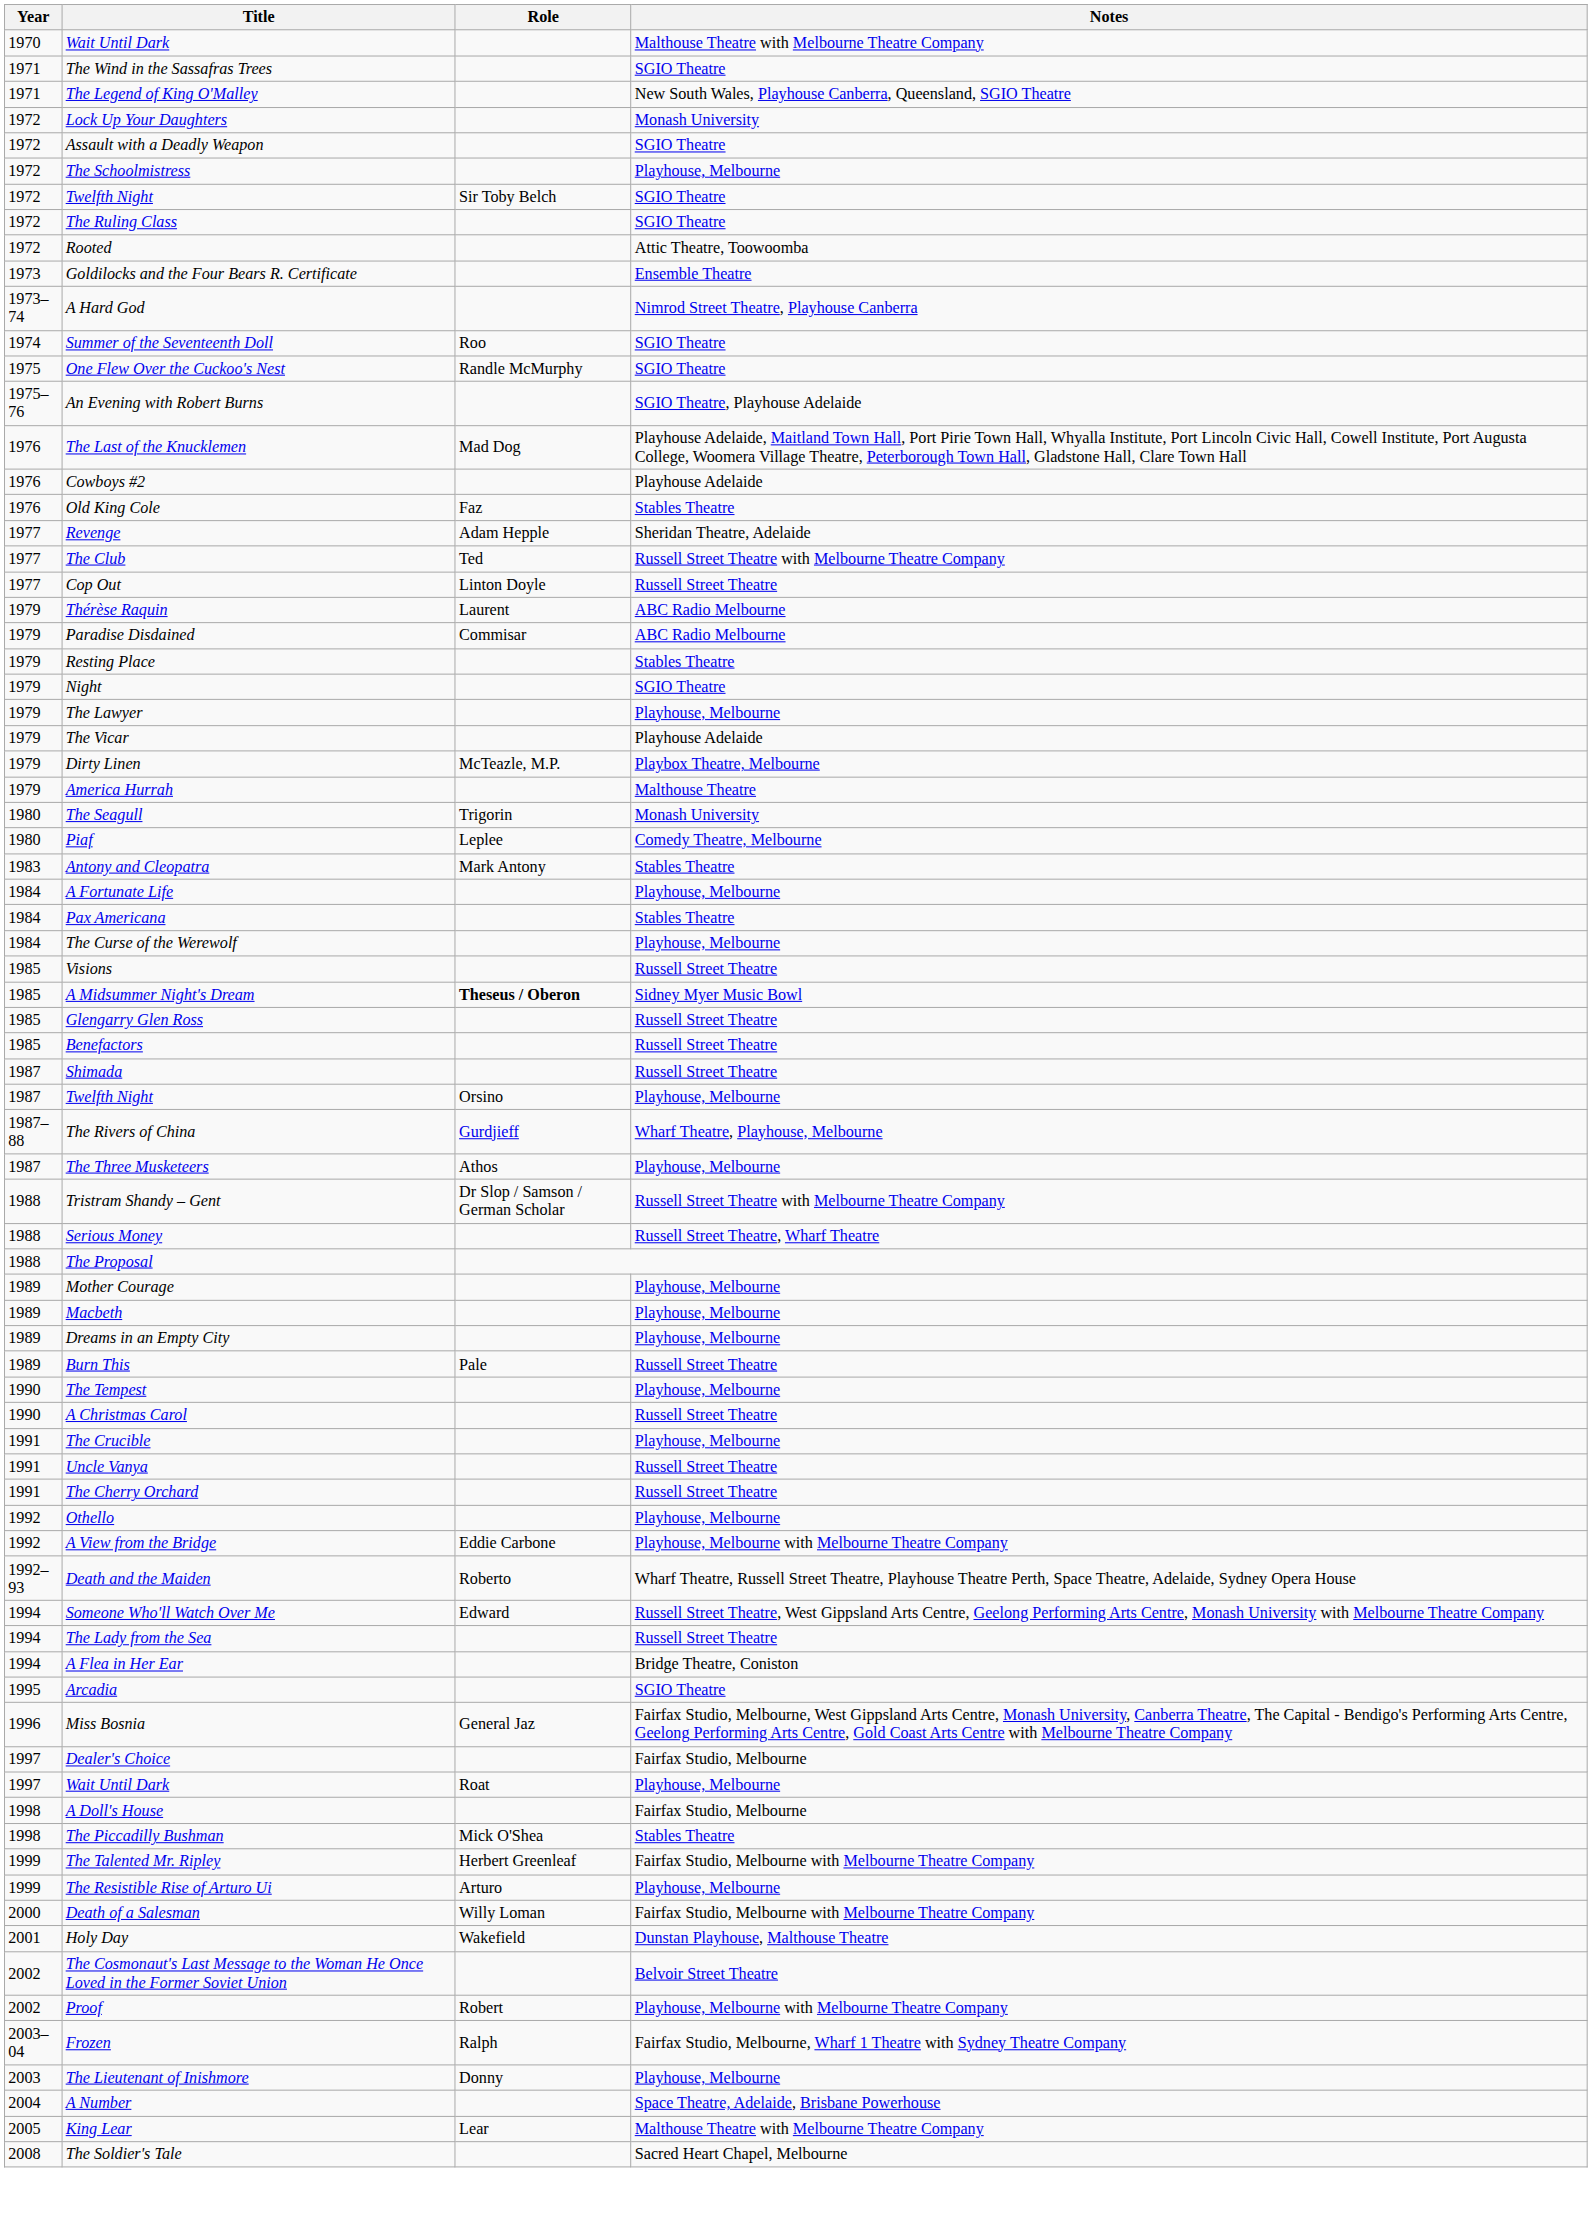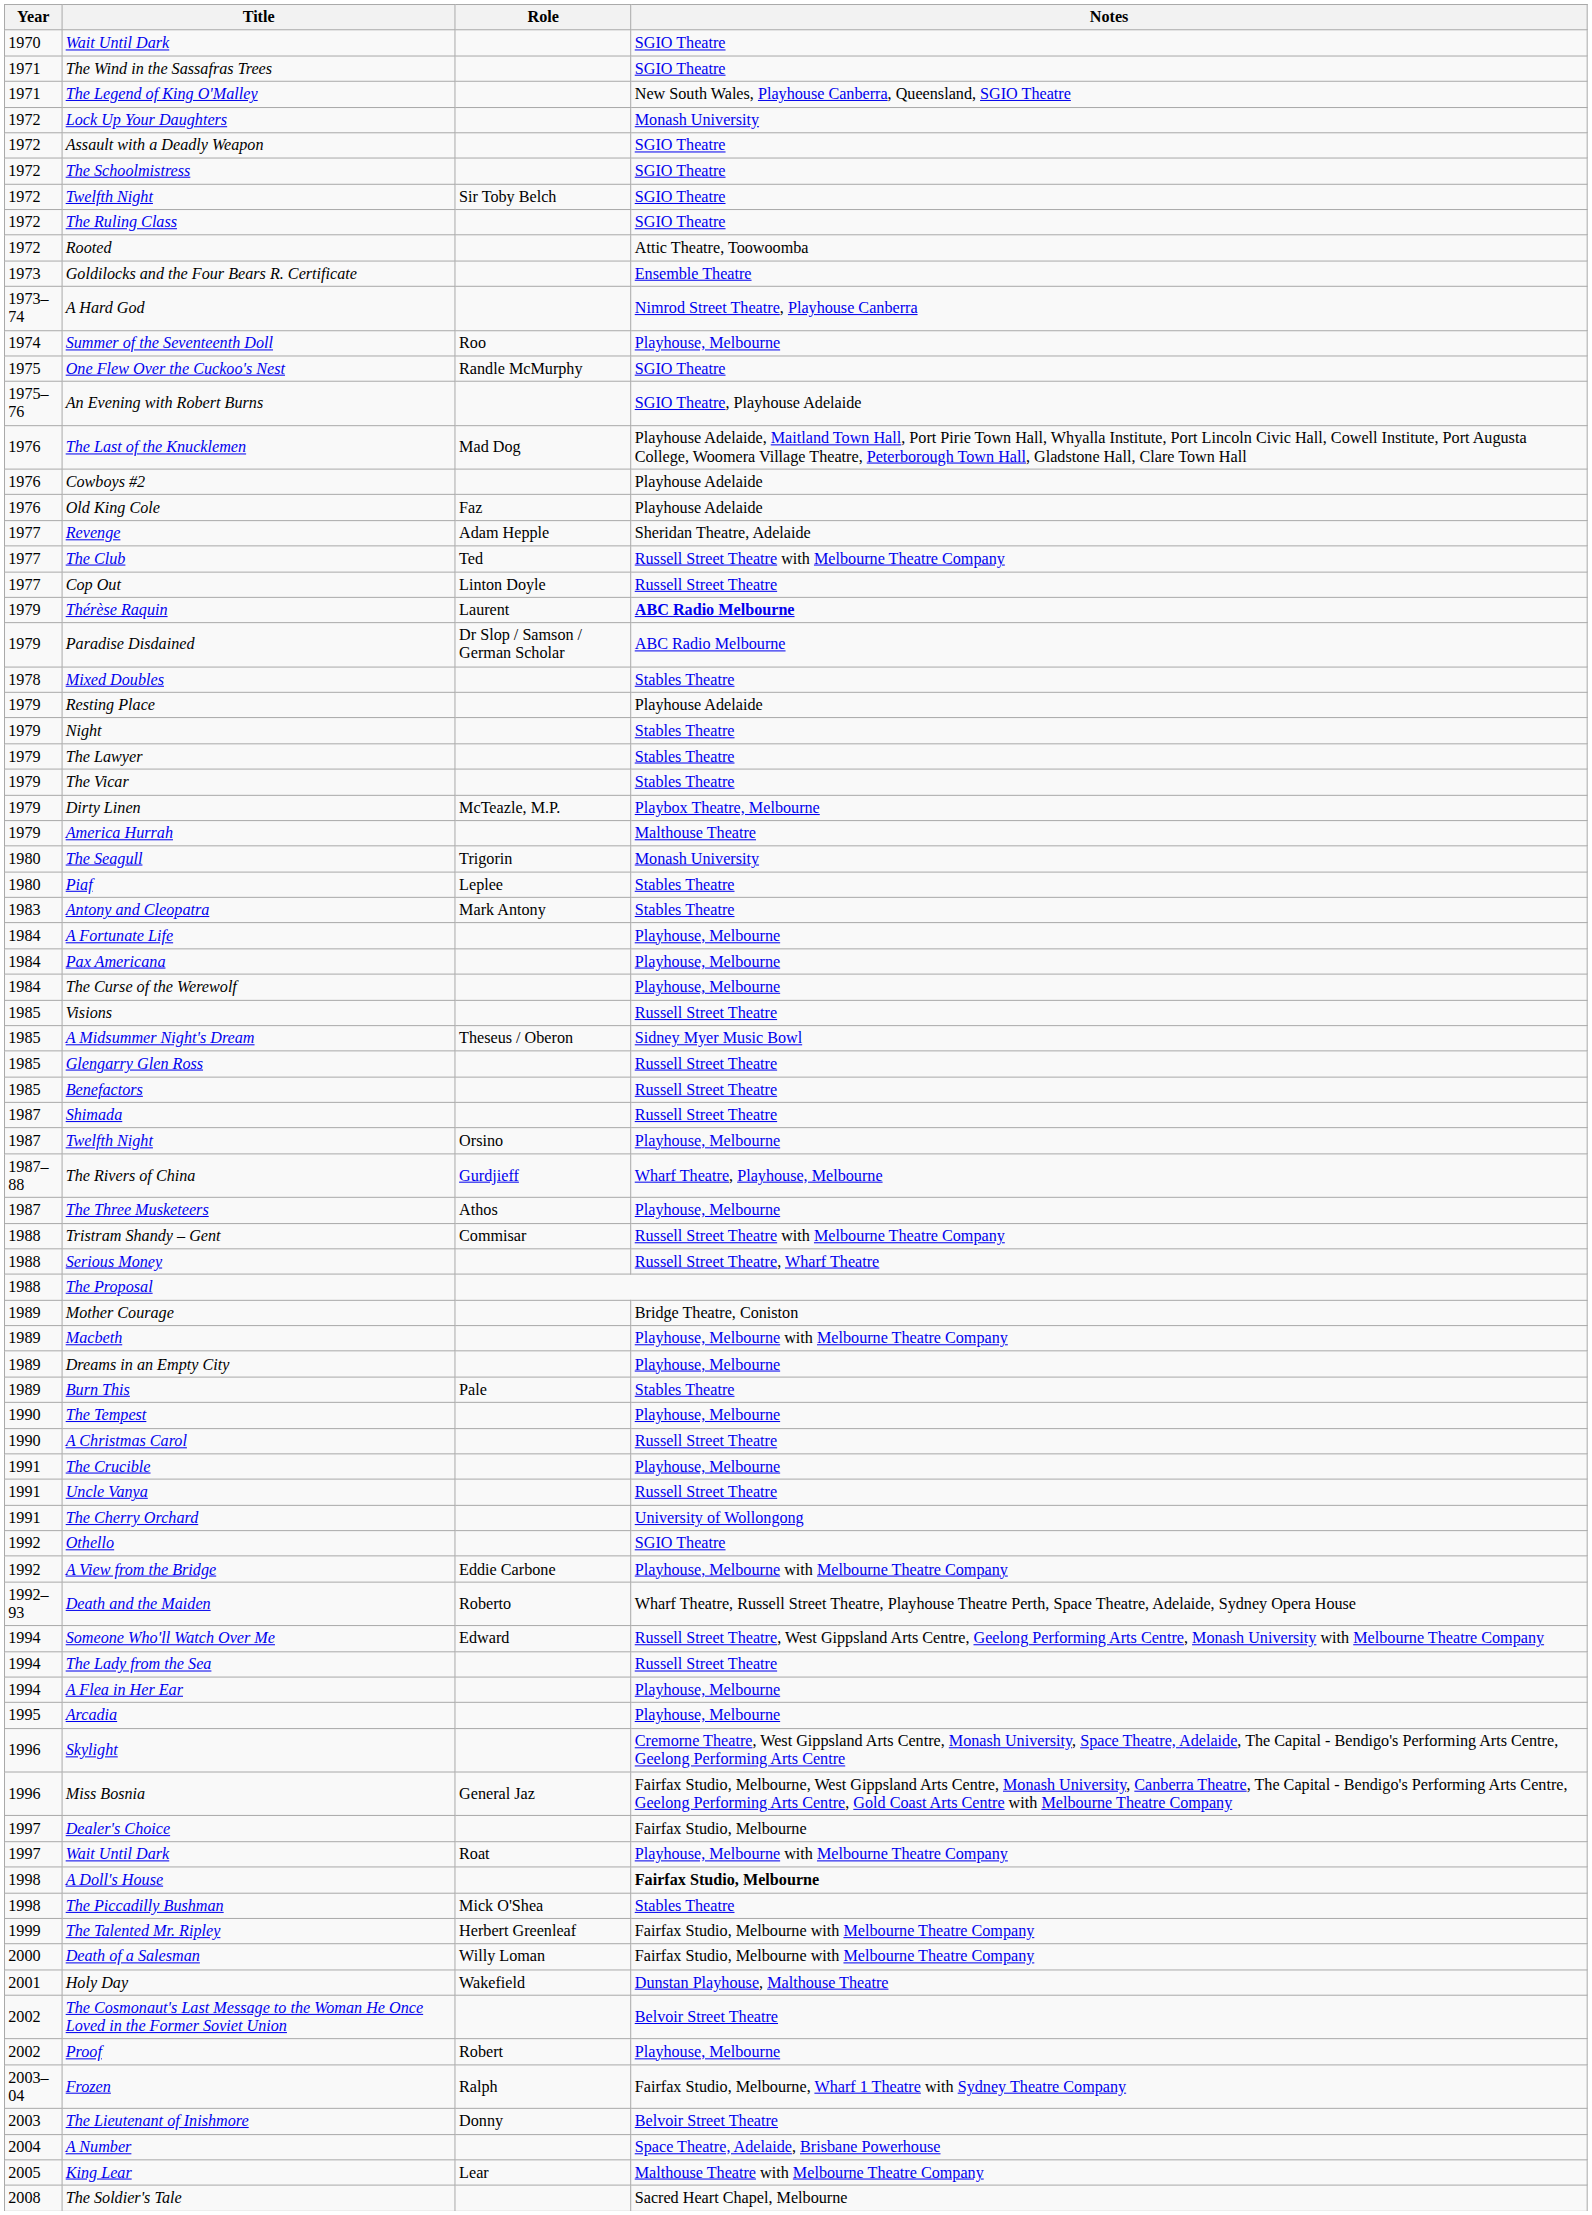(809, 42) Malthouse Theatre with Melbourne Theatre Company -> (680, 42) SGIO Theatre
(707, 171) Playhouse, Melbourne -> (680, 171) SGIO Theatre
(680, 343) SGIO Theatre -> (707, 343) Playhouse, Melbourne
(685, 507) Stables Theatre -> (699, 507) Playhouse Adelaide
(710, 610) normal -> (715, 610) bold
(493, 635) Commisar -> (521, 644) Dr Slop / Samson / German Scholar
+ row: (24, 679)
(685, 661) Stables Theatre -> (699, 705) Playhouse Adelaide
(680, 686) SGIO Theatre -> (685, 730) Stables Theatre
(707, 712) Playhouse, Melbourne -> (685, 756) Stables Theatre
(699, 738) Playhouse Adelaide -> (685, 782) Stables Theatre
(728, 840) Comedy Theatre, Melbourne -> (685, 884) Stables Theatre
(685, 917) Stables Theatre -> (707, 961) Playhouse, Melbourne
(520, 994) bold -> (516, 1038) normal
(521, 1201) Dr Slop / Samson / German Scholar -> (493, 1235) Commisar
(707, 1287) Playhouse, Melbourne -> (716, 1312) Bridge Theatre, Coniston
(707, 1312) Playhouse, Melbourne -> (821, 1338) Playhouse, Melbourne with Melbourne Theatre Company
(706, 1364) Russell Street Theatre -> (685, 1389) Stables Theatre
(706, 1492) Russell Street Theatre -> (719, 1517) University of Wollongong
(707, 1517) Playhouse, Melbourne -> (680, 1543) SGIO Theatre
(716, 1664) Bridge Theatre, Coniston -> (707, 1689) Playhouse, Melbourne
(680, 1689) SGIO Theatre -> (707, 1715) Playhouse, Melbourne
+ row: (24, 1750)
(707, 1784) Playhouse, Melbourne -> (821, 1854) Playhouse, Melbourne with Melbourne Theatre Company
(721, 1810) normal -> (727, 1879) bold
- row: (24, 1887)
(821, 2008) Playhouse, Melbourne with Melbourne Theatre Company -> (707, 2051) Playhouse, Melbourne
(707, 2077) Playhouse, Melbourne -> (706, 2121) Belvoir Street Theatre
